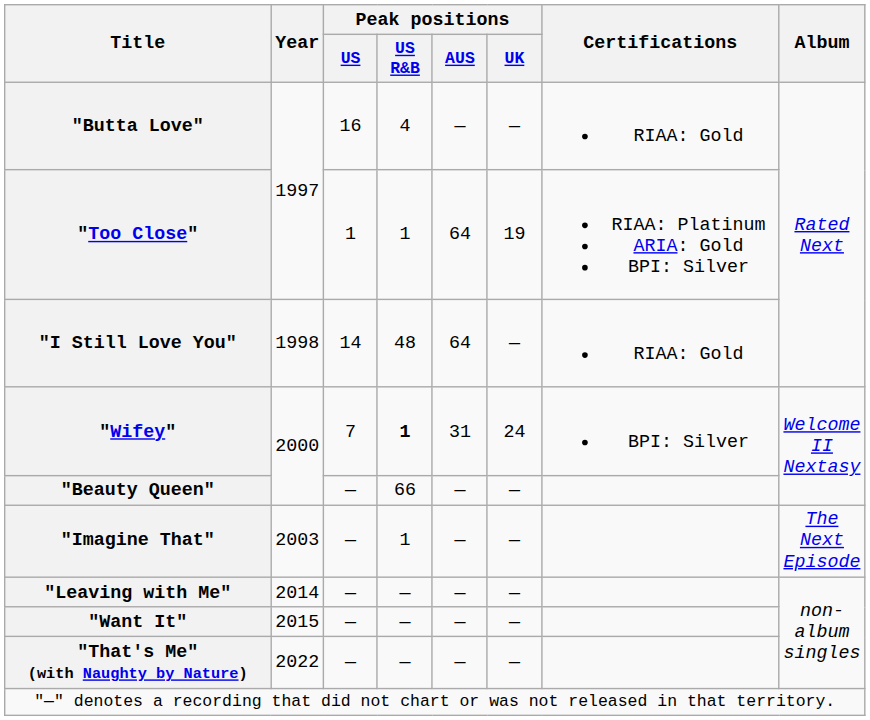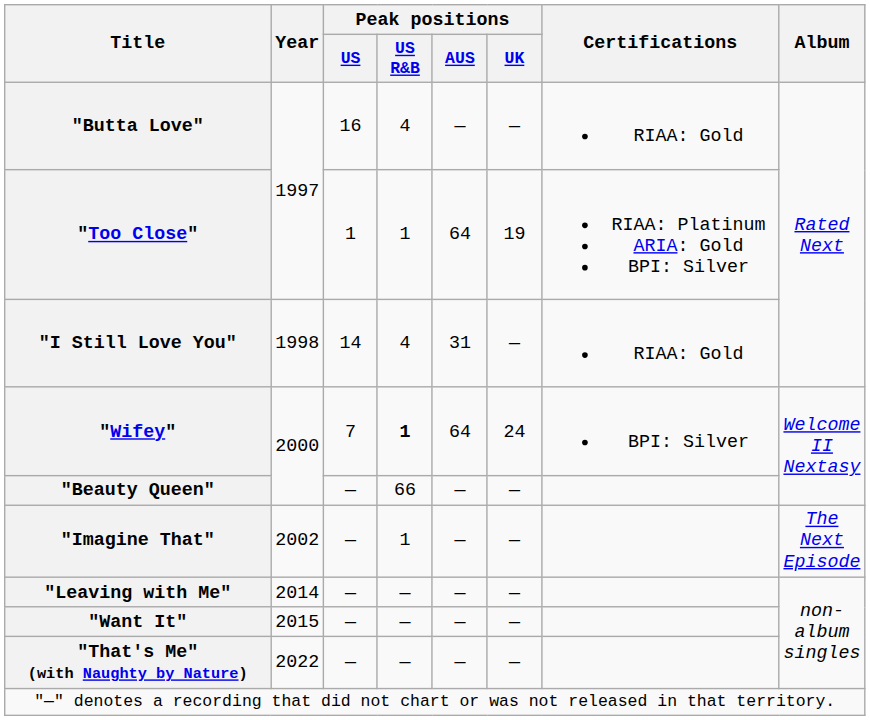(405, 344) 48 -> (405, 344) 4
(460, 344) 64 -> (460, 344) 31
(460, 431) 31 -> (460, 431) 64
(297, 541) 2003 -> (297, 541) 2002
